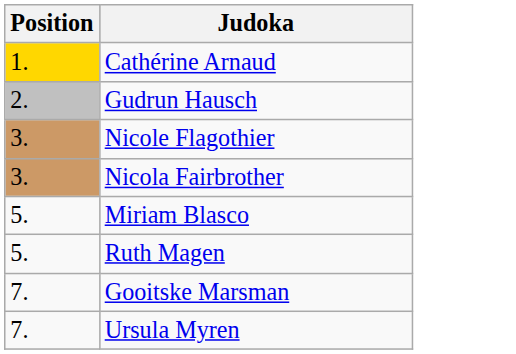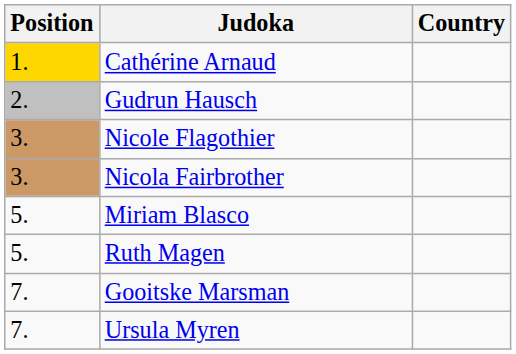+ column: (461, 23)
